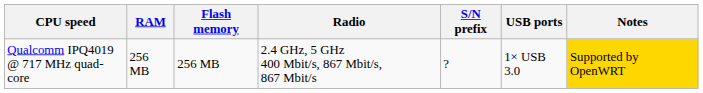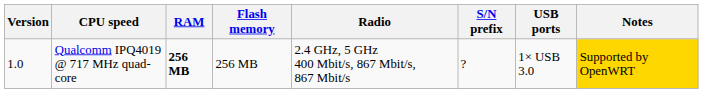+ column: (28, 21)
(139, 63) normal -> (179, 63) bold
